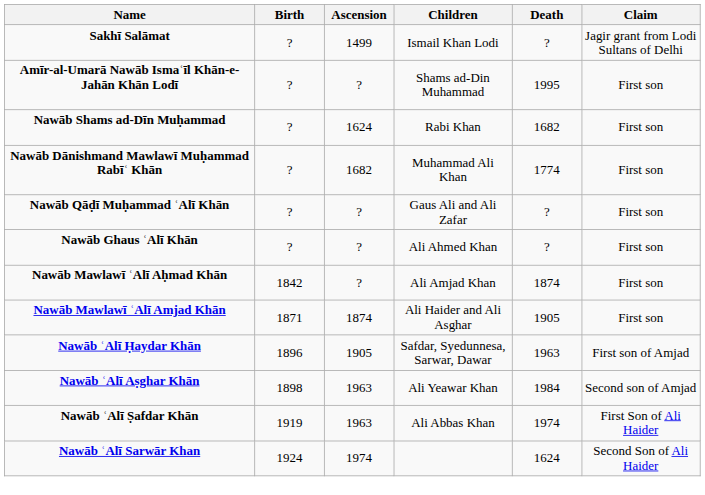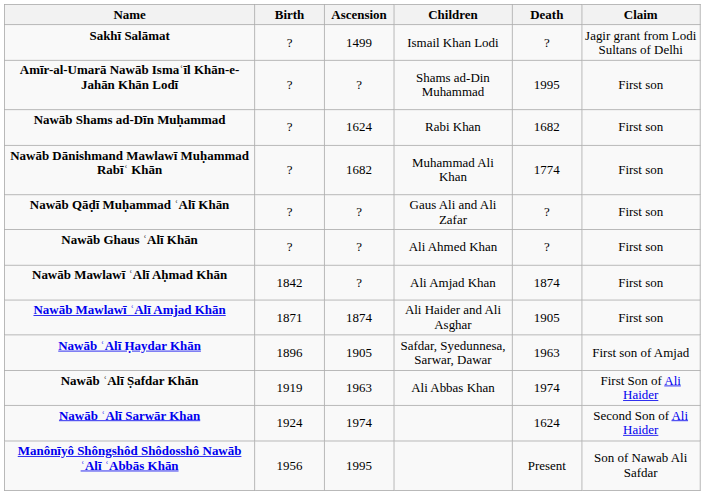- row: (130, 380)
+ row: (130, 458)
